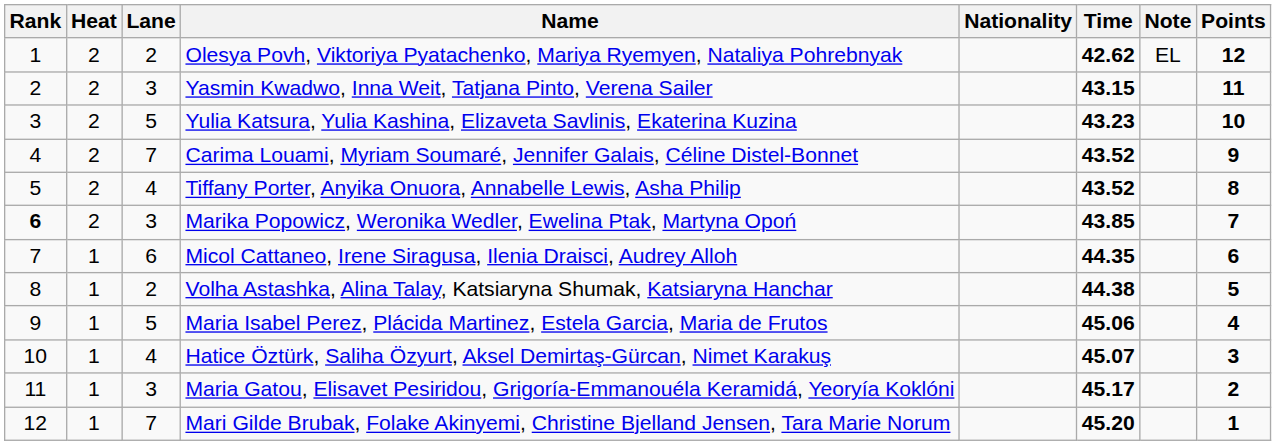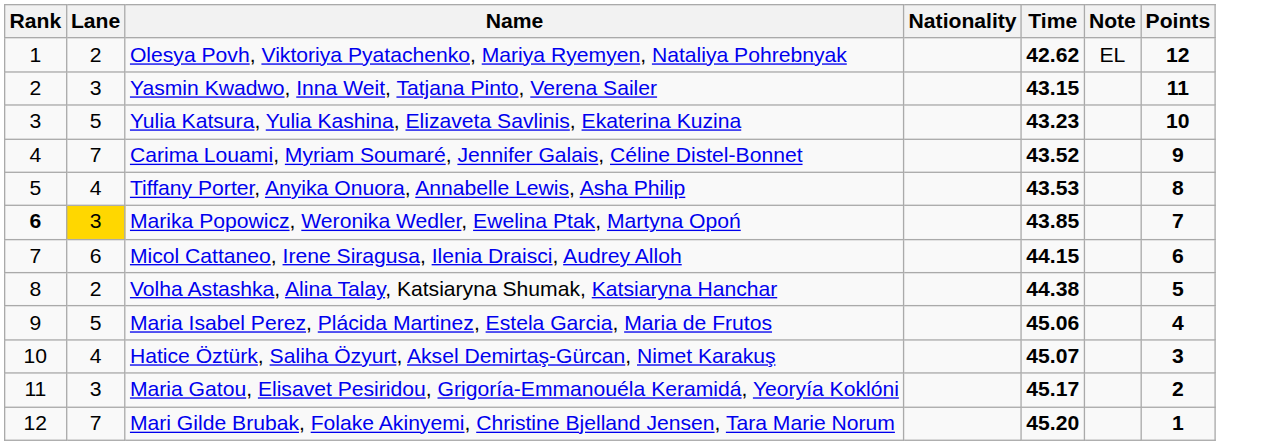- column: (94, 21)
(1108, 188) 43.52 -> (1053, 188) 43.53
(151, 222) no background -> (96, 222) gold background
(1108, 255) 44.35 -> (1053, 255) 44.15
